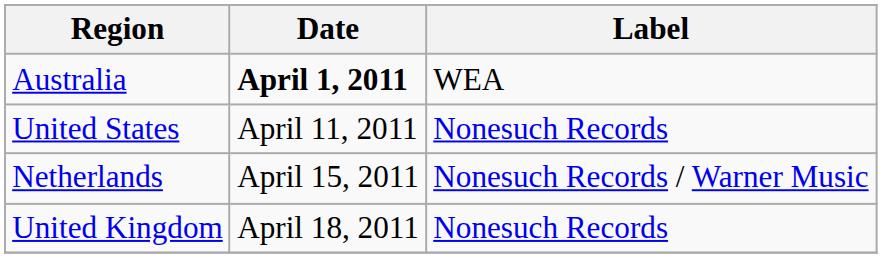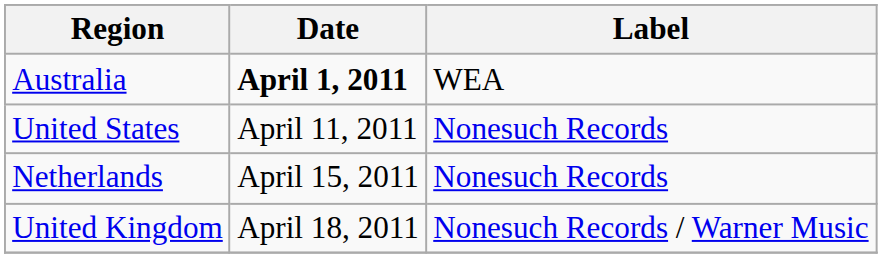(651, 177) Nonesuch Records / Warner Music -> (551, 177) Nonesuch Records
(551, 227) Nonesuch Records -> (651, 227) Nonesuch Records / Warner Music
